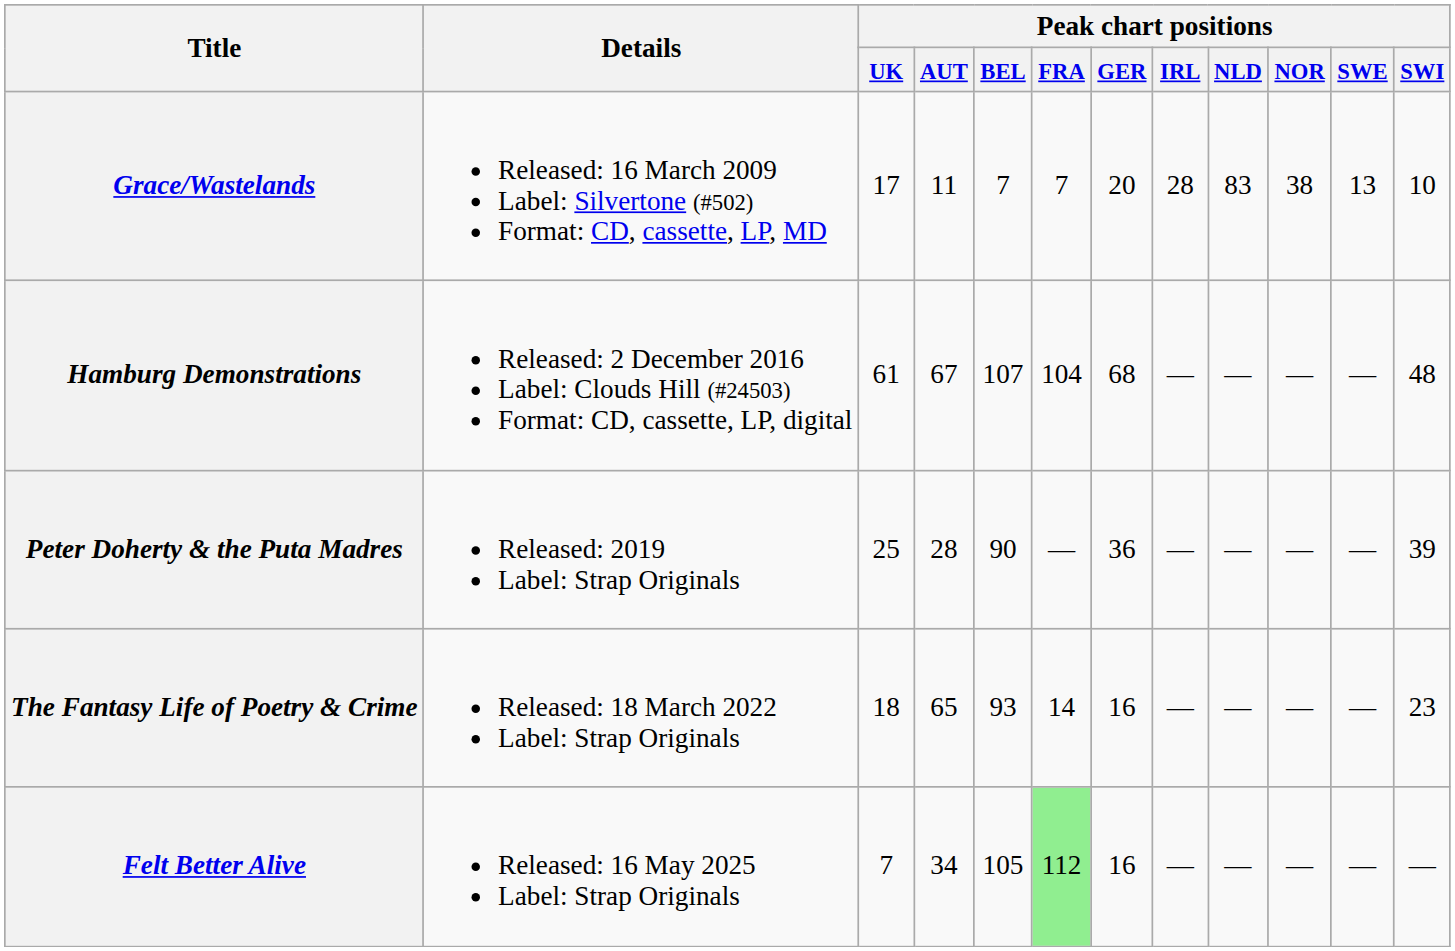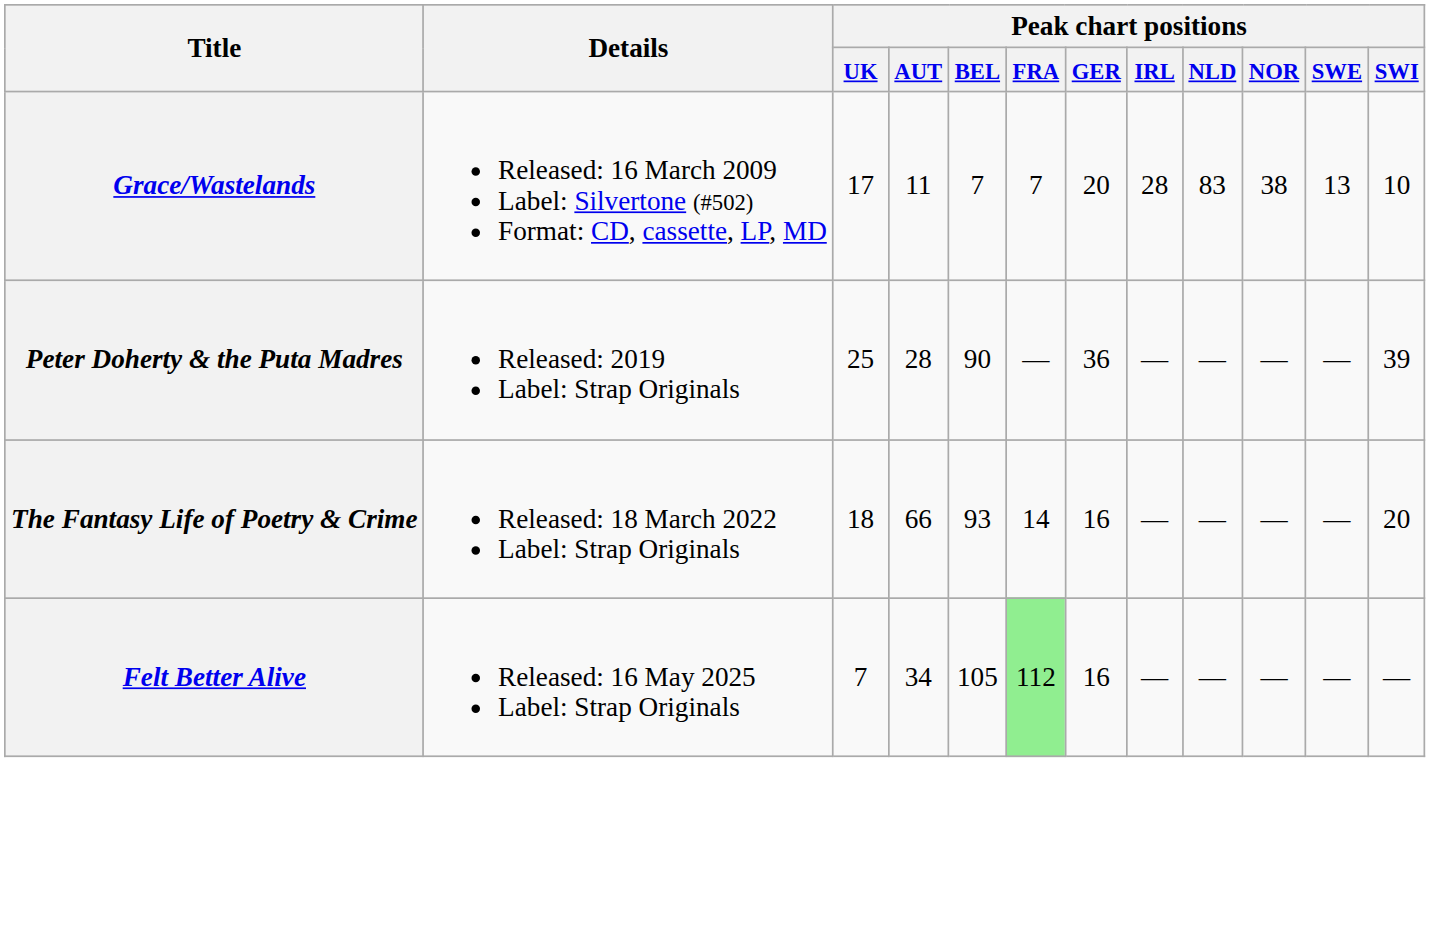- row: (214, 374)
(944, 707) 65 -> (918, 518) 66
(1422, 707) 23 -> (1397, 518) 20
